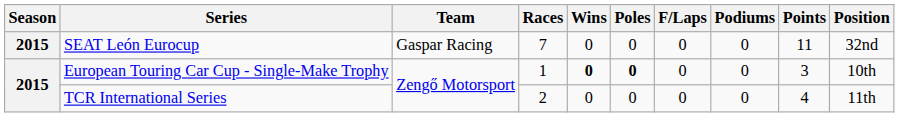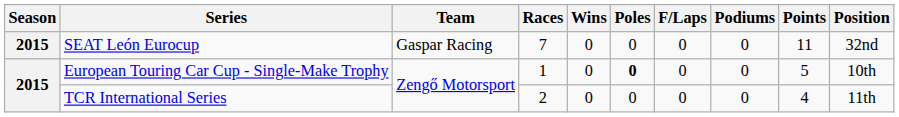(589, 71) bold -> (589, 71) normal
(804, 71) 3 -> (804, 71) 5
